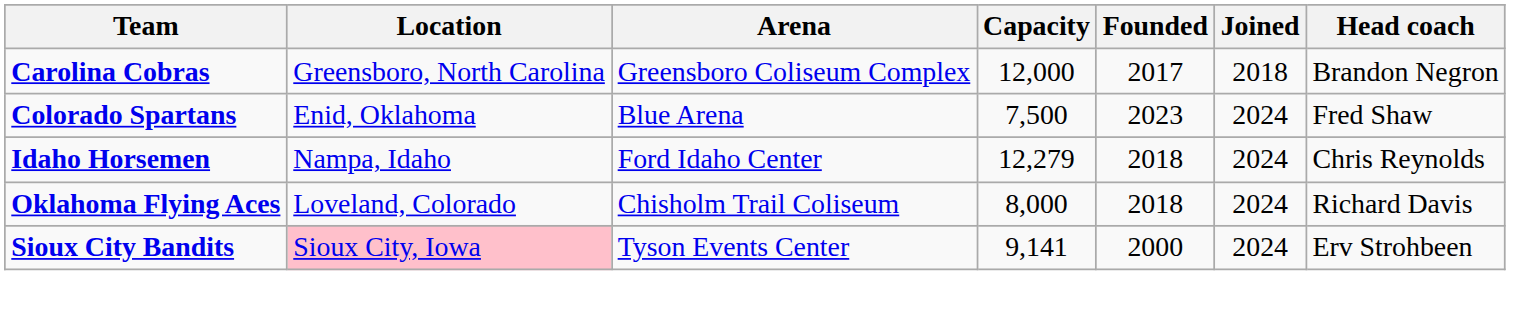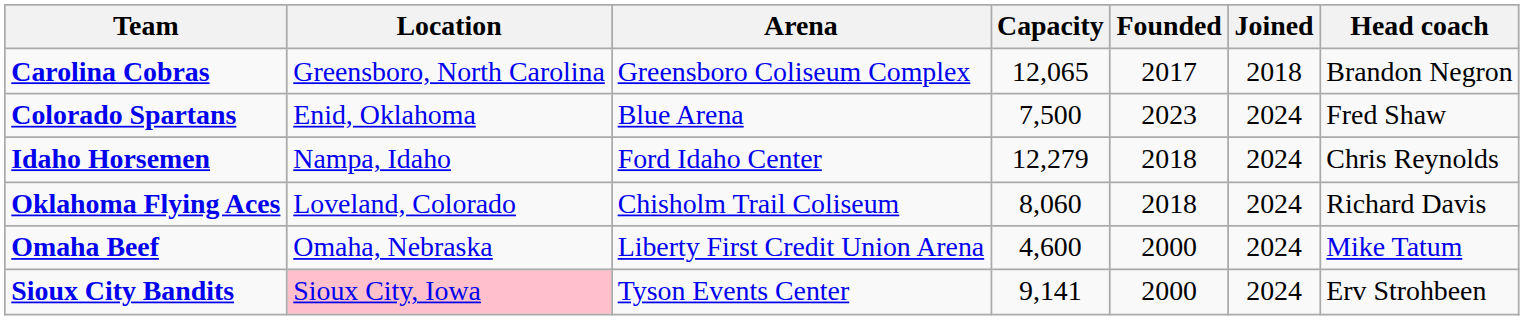(1036, 70) 12,000 -> (1050, 70) 12,065
(1036, 203) 8,000 -> (1050, 203) 8,060
+ row: (85, 247)
